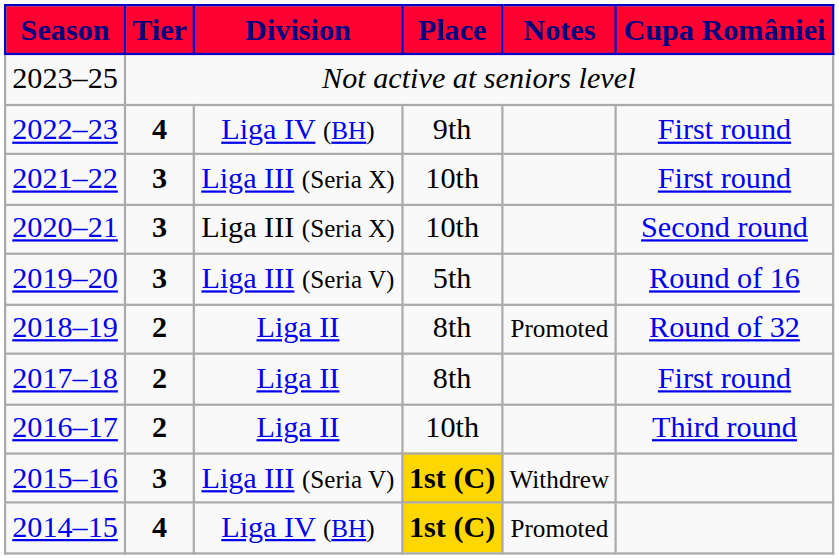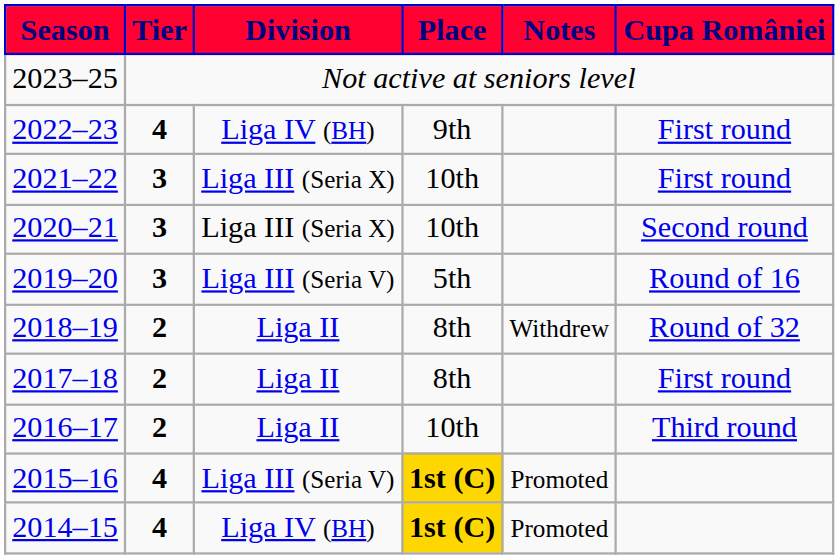(559, 328) Promoted -> (559, 328) Withdrew
(160, 477) 3 -> (160, 477) 4
(559, 478) Withdrew -> (559, 478) Promoted
